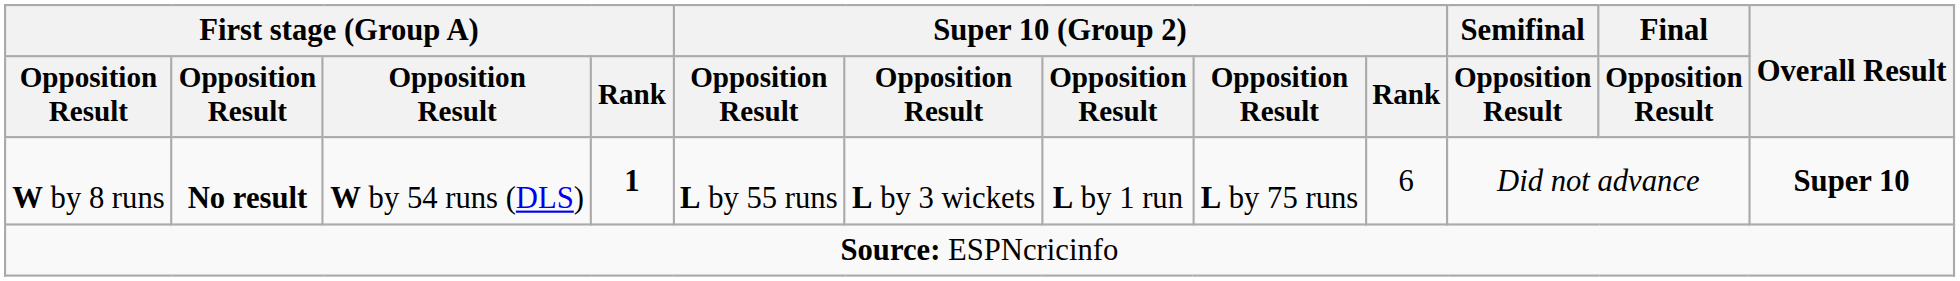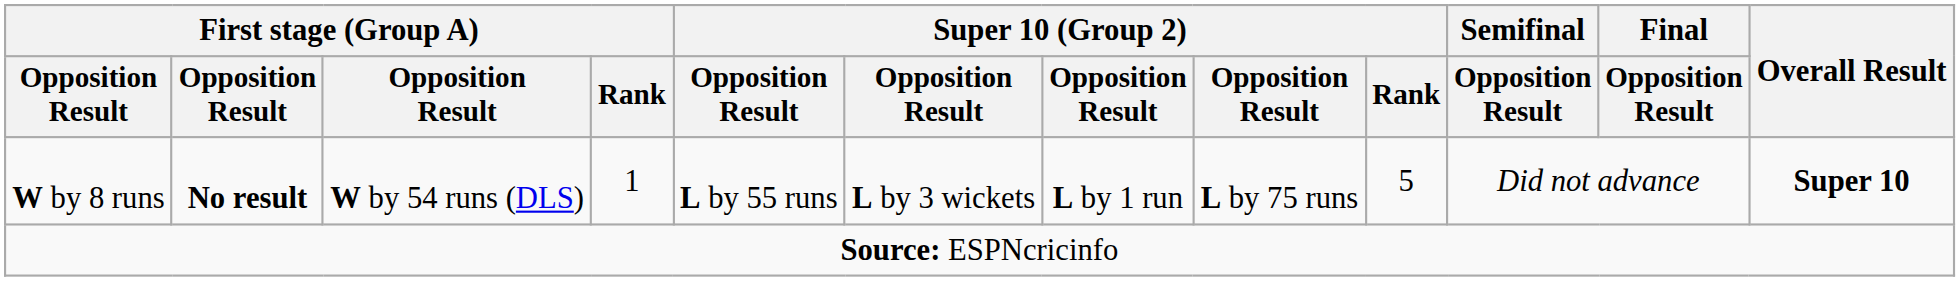(632, 180) bold -> (632, 180) normal
(1406, 180) 6 -> (1406, 180) 5
